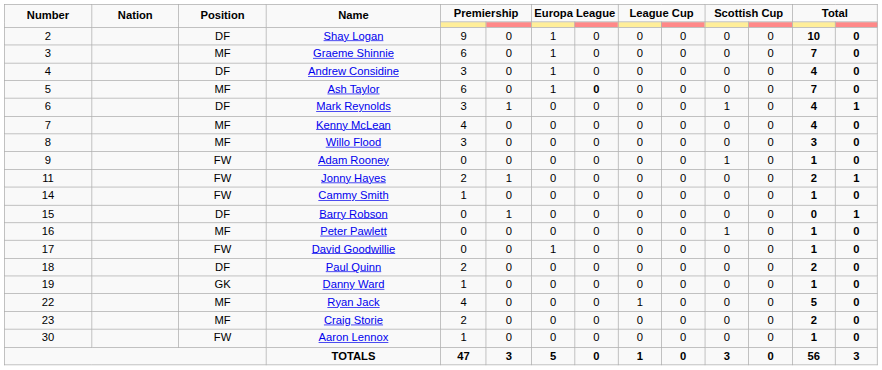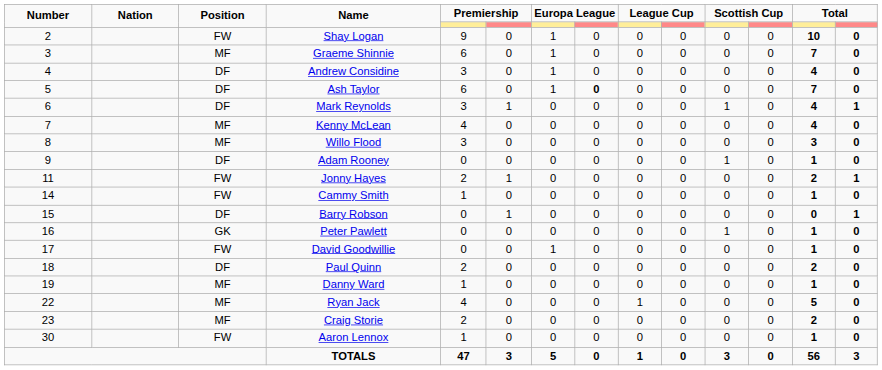(223, 36) DF -> (223, 36) FW
(223, 89) MF -> (223, 89) DF
(223, 160) FW -> (223, 160) DF
(223, 231) MF -> (223, 231) GK
(223, 284) GK -> (223, 284) MF
